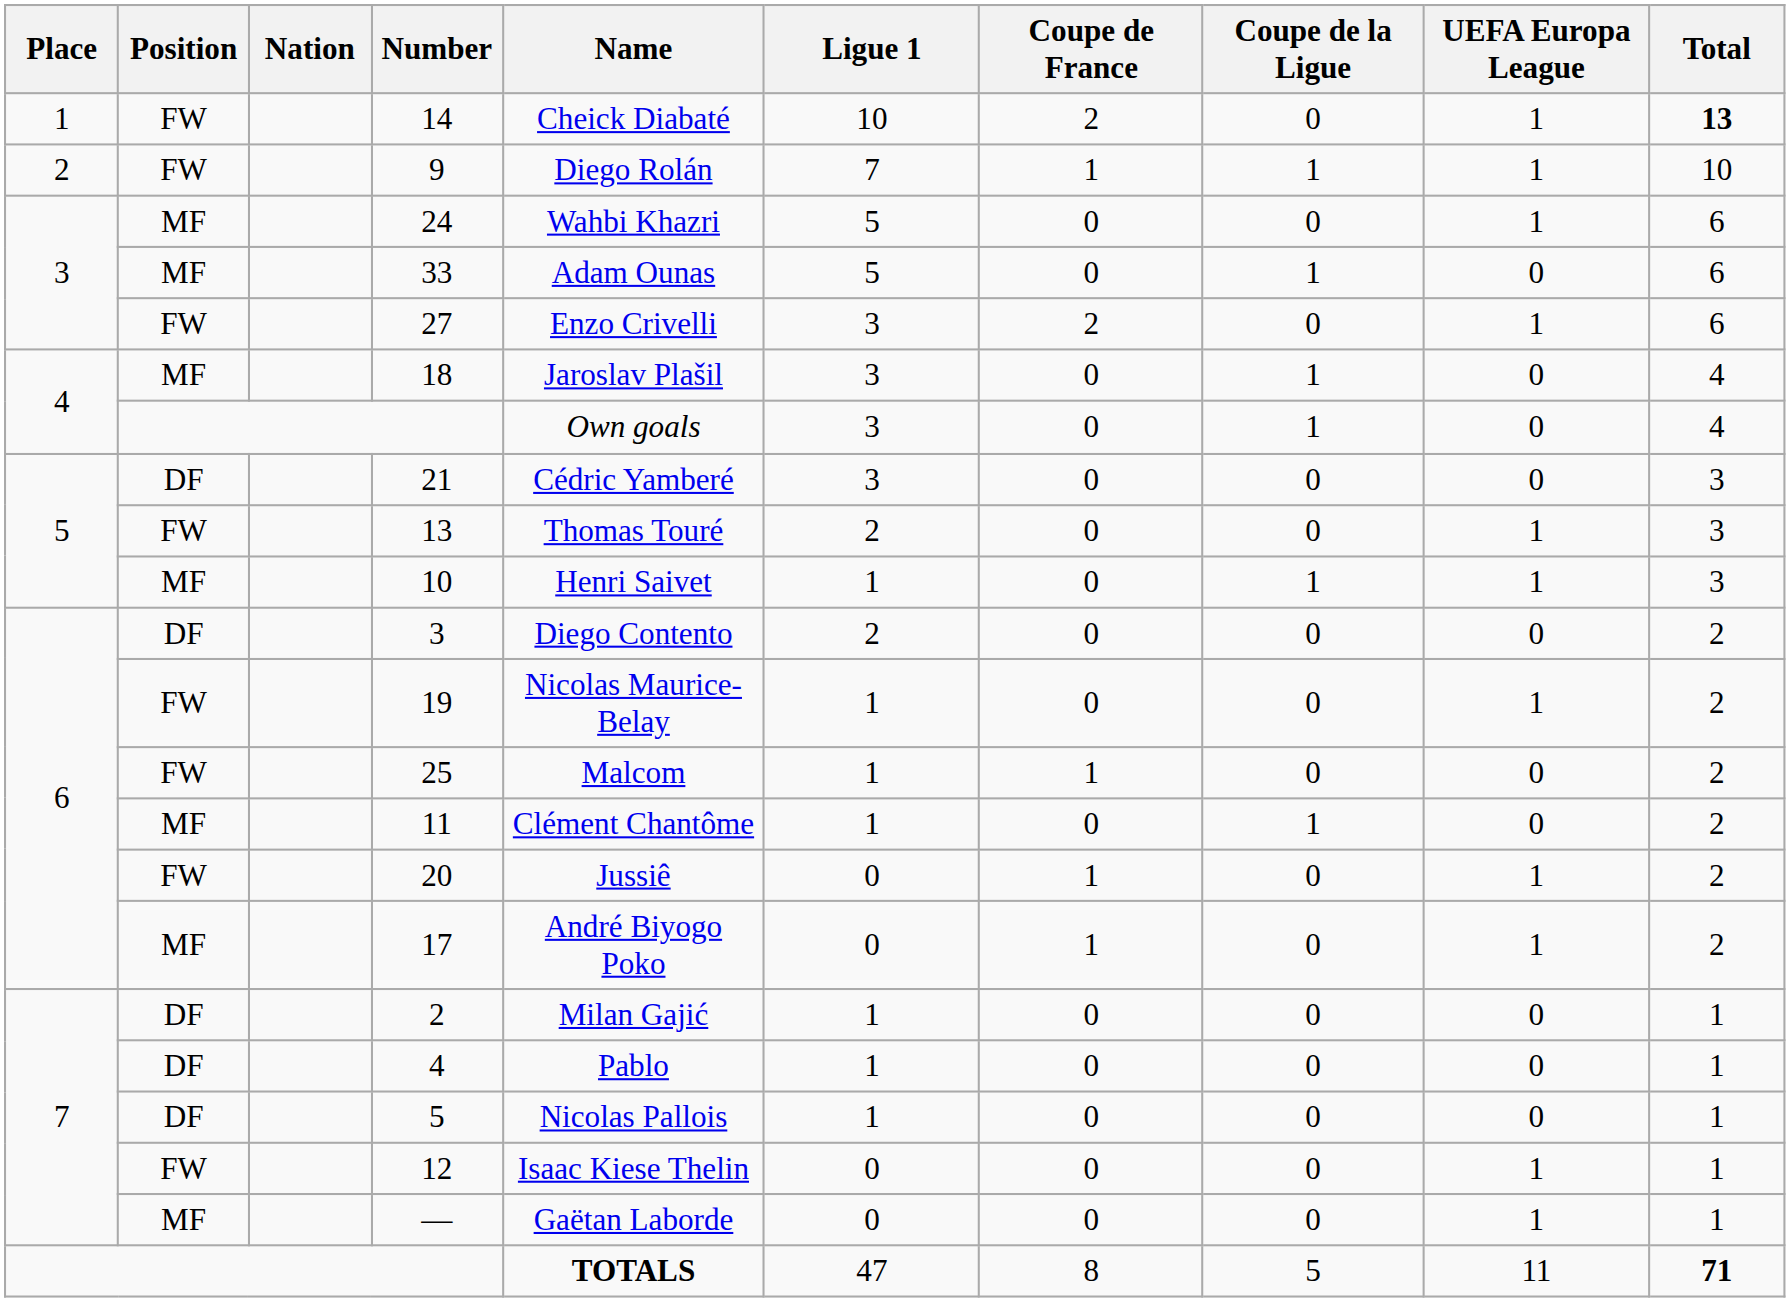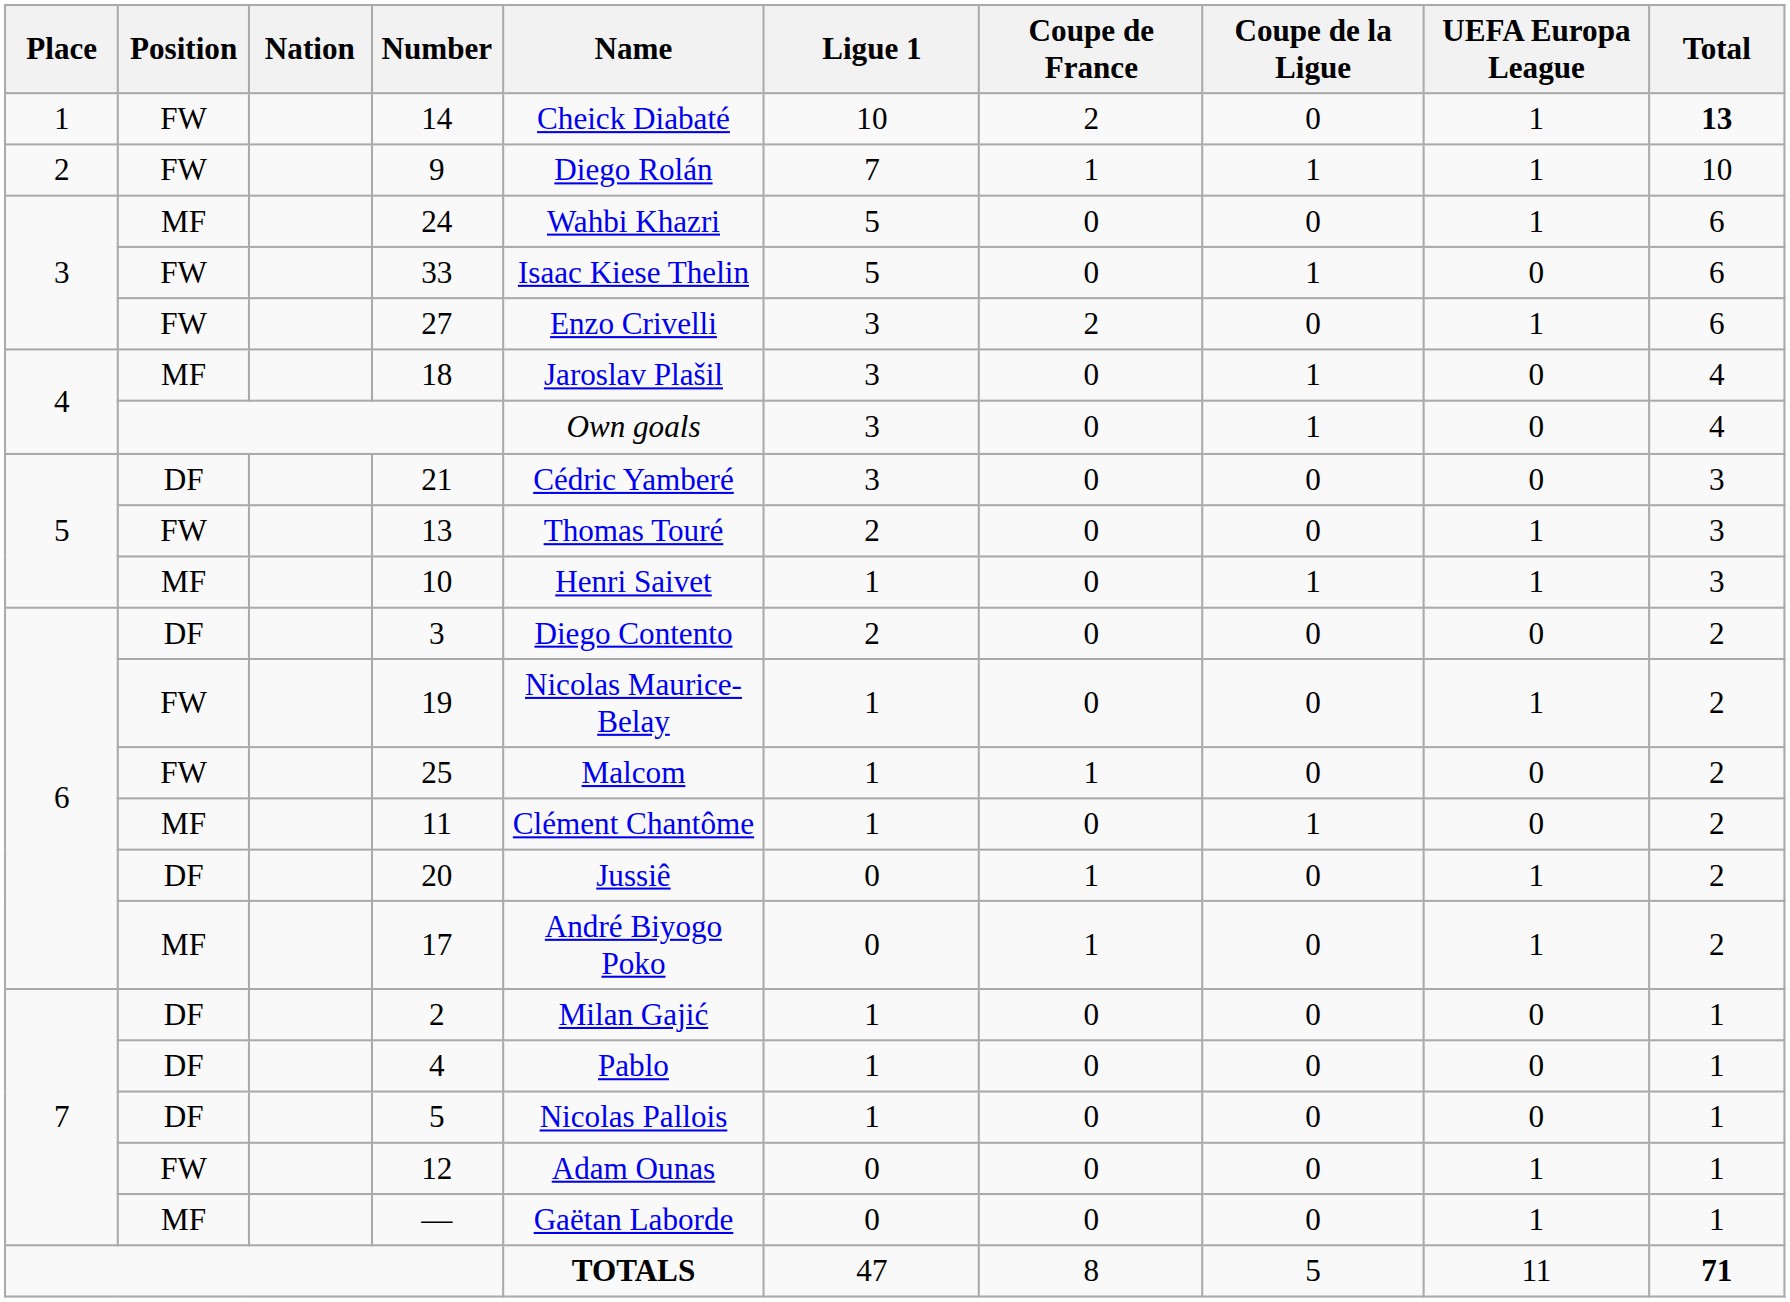(184, 272) MF -> (184, 272) FW
(633, 272) Adam Ounas -> (633, 272) Isaac Kiese Thelin
(184, 874) FW -> (184, 874) DF
(633, 1168) Isaac Kiese Thelin -> (633, 1168) Adam Ounas
